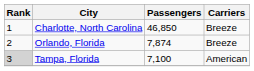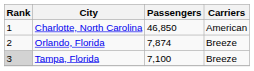(221, 28) Breeze -> (227, 28) American
(227, 58) American -> (221, 58) Breeze
